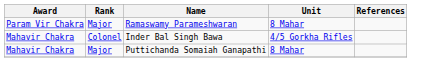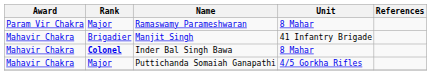+ row: (164, 37)
(105, 37) normal -> (105, 50) bold
(311, 37) 4/5 Gorkha Rifles -> (297, 50) 8 Mahar
(287, 50) 8 Mahar -> (321, 63) 4/5 Gorkha Rifles
